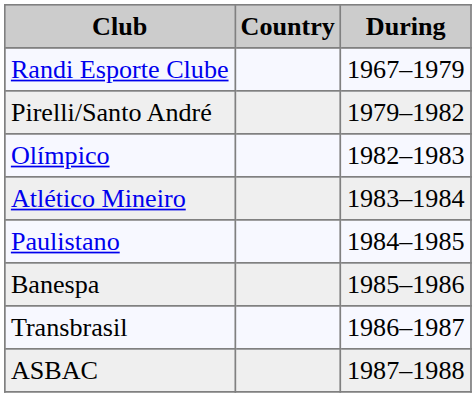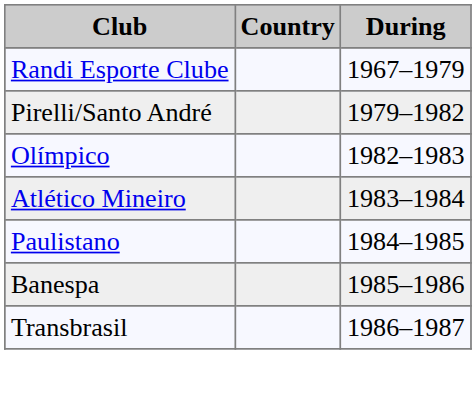- row: (54, 370)
